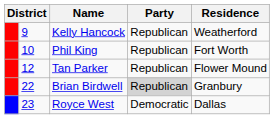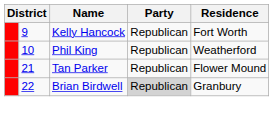(225, 31) Weatherford -> (220, 31) Fort Worth
(221, 50) Fort Worth -> (225, 50) Weatherford
(28, 68) 12 -> (28, 68) 21
- row: (83, 104)
